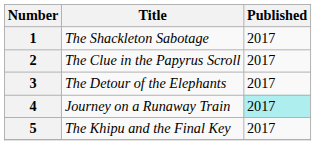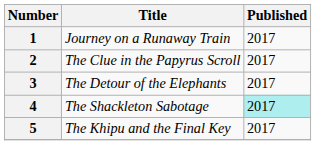(137, 38) The Shackleton Sabotage -> (148, 38) Journey on a Runaway Train
(148, 106) Journey on a Runaway Train -> (137, 106) The Shackleton Sabotage
